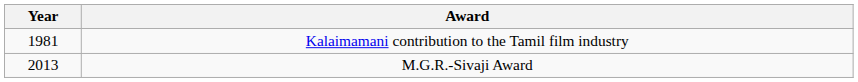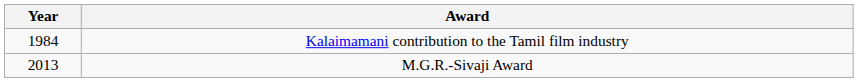(43, 41) 1981 -> (43, 41) 1984
